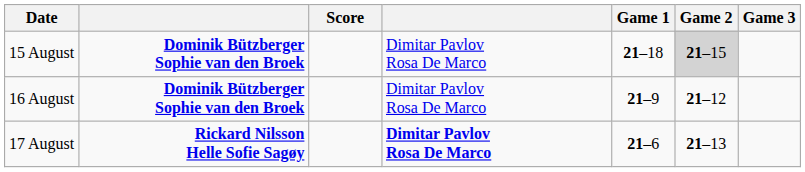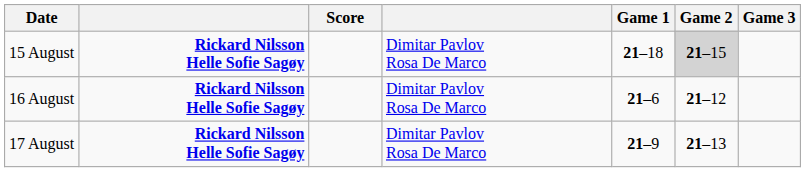(230, 53) Dominik Bützberger Sophie van den Broek -> (245, 53) Rickard Nilsson Helle Sofie Sagøy
(230, 99) Dominik Bützberger Sophie van den Broek -> (245, 99) Rickard Nilsson Helle Sofie Sagøy
(643, 99) 21–9 -> (643, 99) 21–6
(439, 144) bold -> (436, 144) normal
(643, 144) 21–6 -> (643, 144) 21–9
